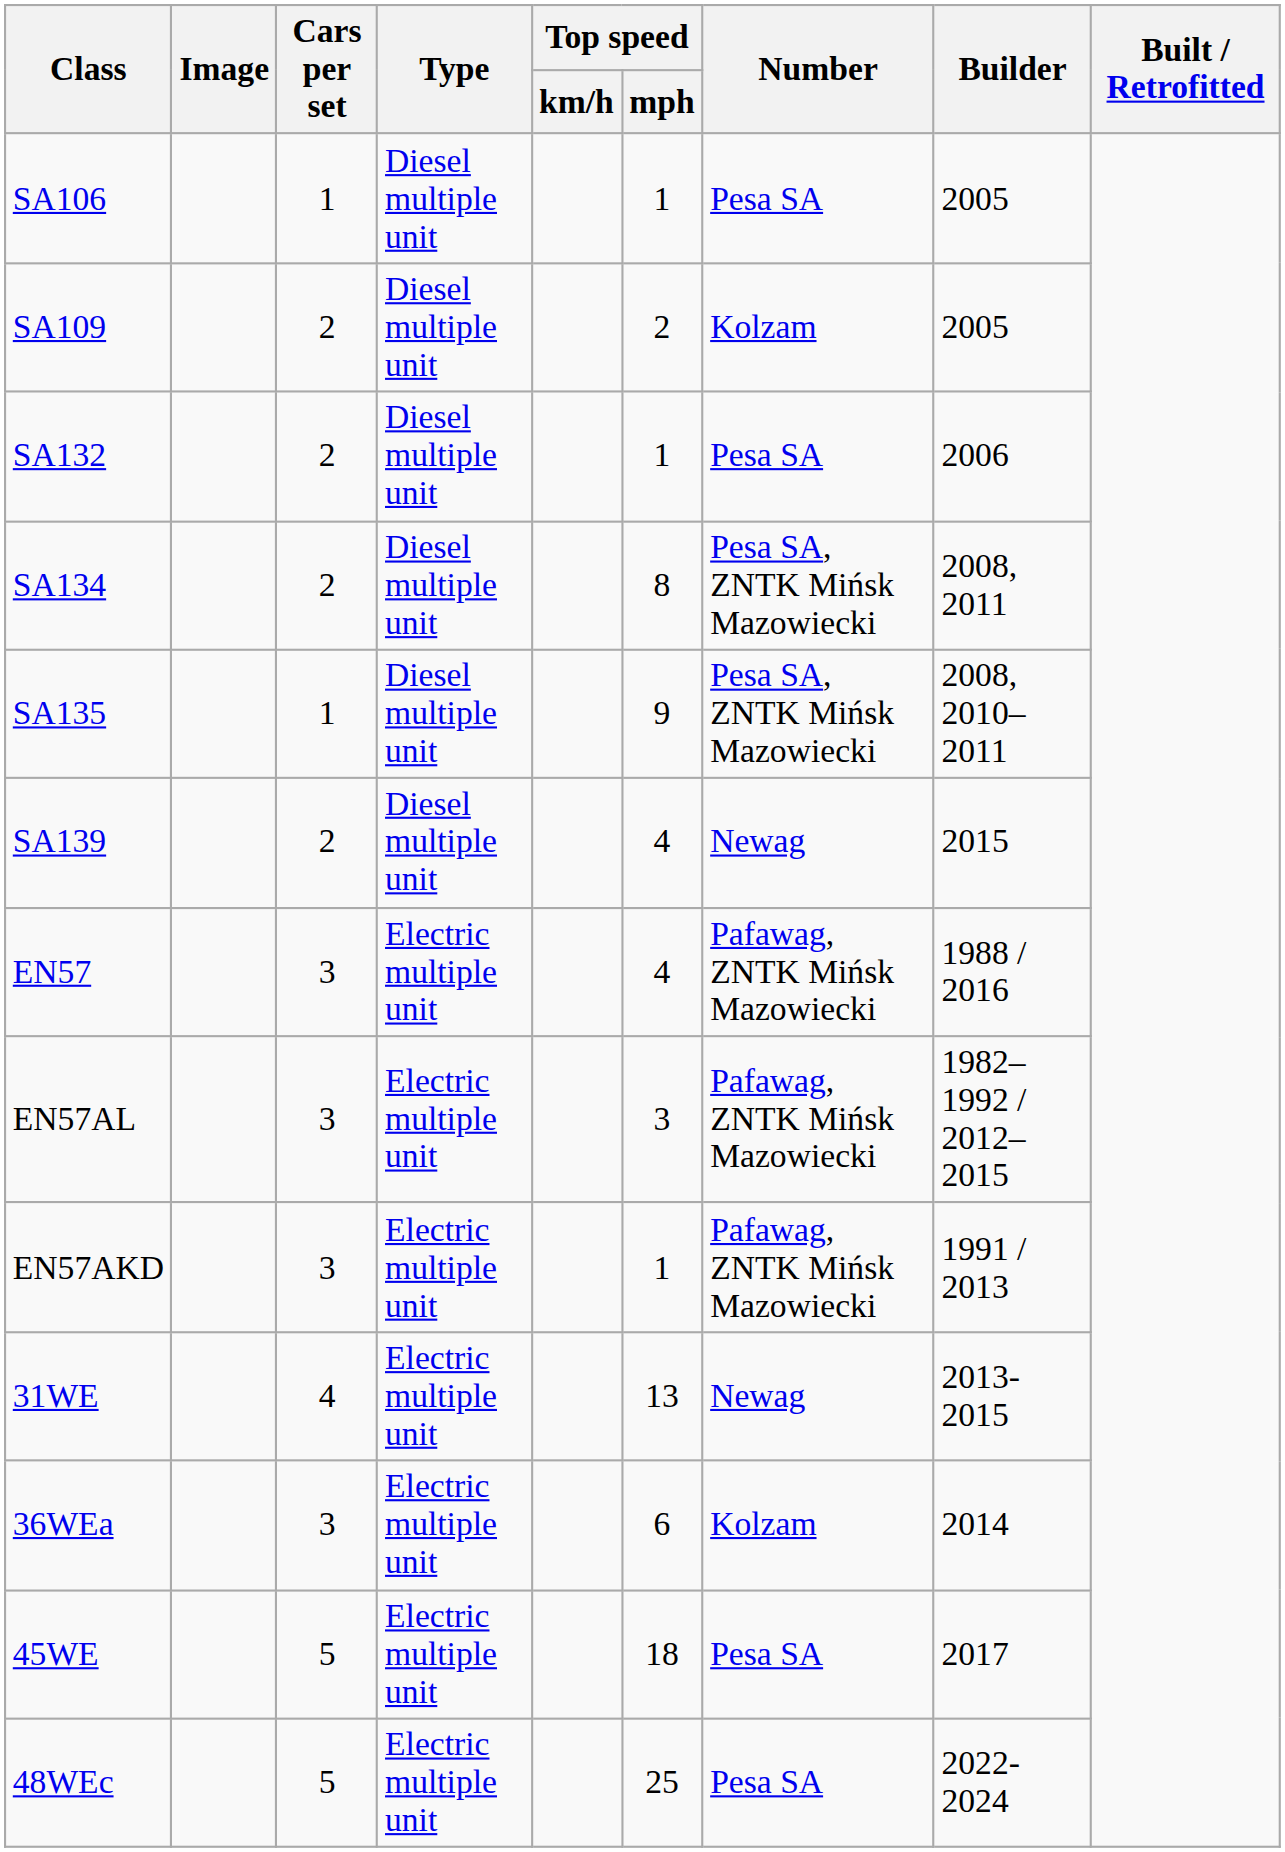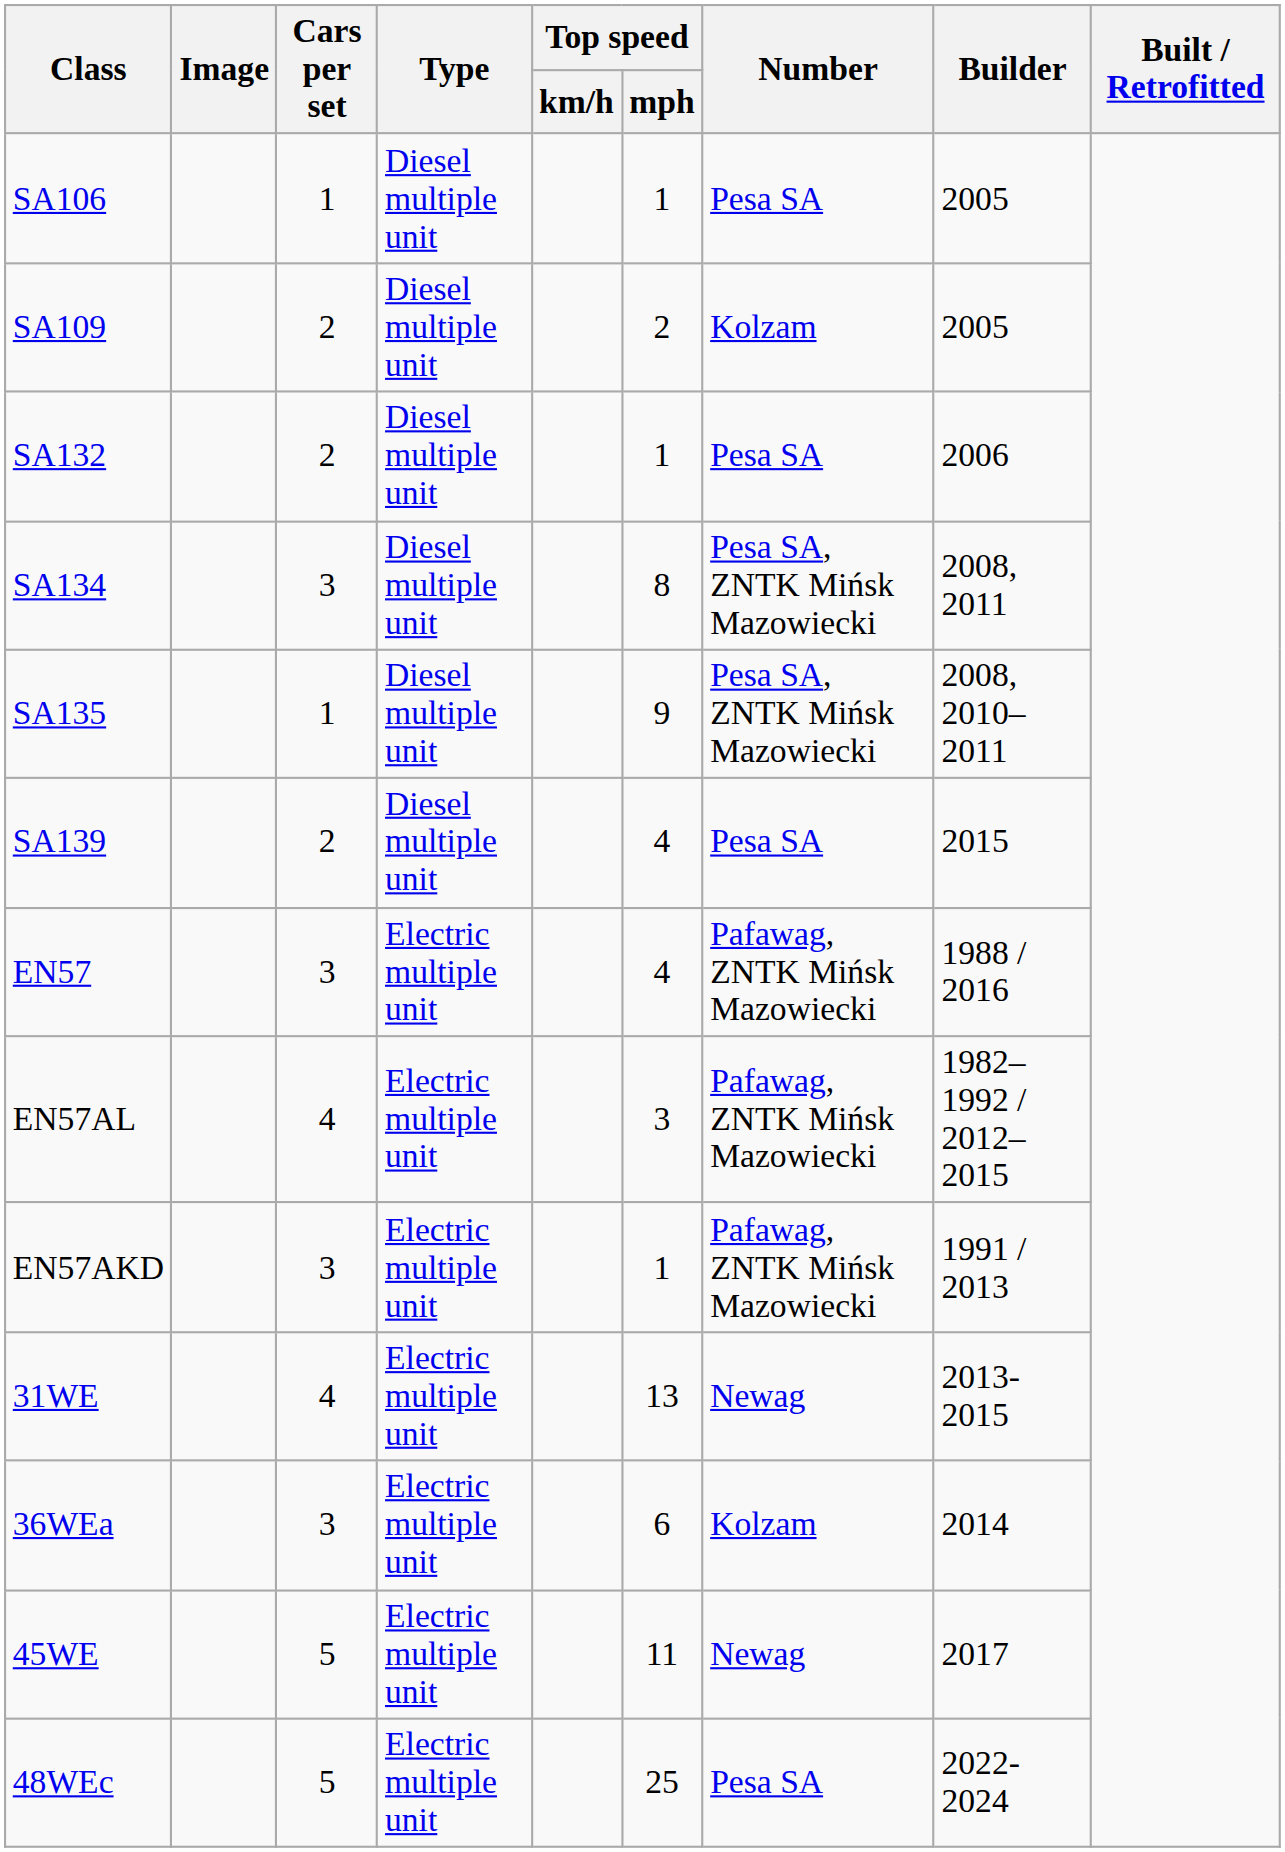(327, 584) 2 -> (327, 584) 3
(758, 842) Newag -> (767, 842) Pesa SA
(327, 1118) 3 -> (327, 1118) 4
(662, 1653) 18 -> (662, 1653) 11
(767, 1653) Pesa SA -> (758, 1653) Newag
